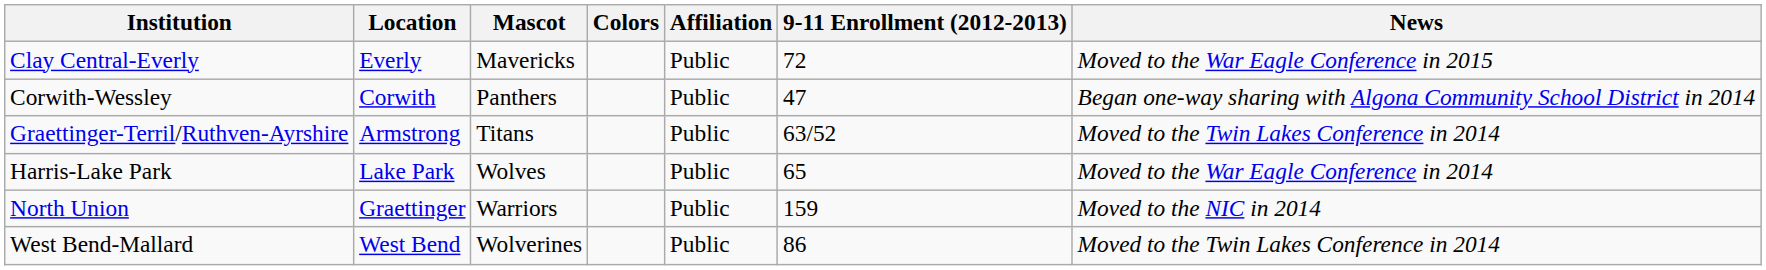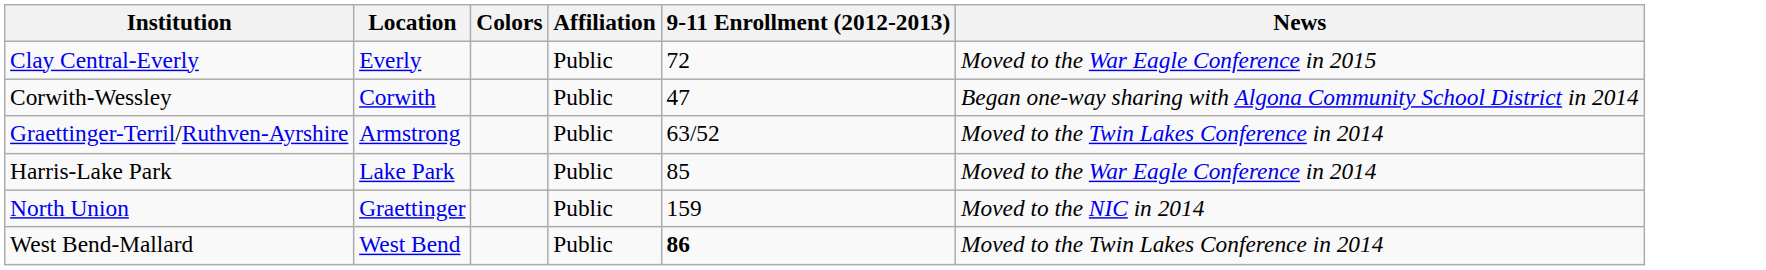- column: (529, 23)
(795, 171) 65 -> (678, 171) 85
(795, 245) normal -> (678, 245) bold
